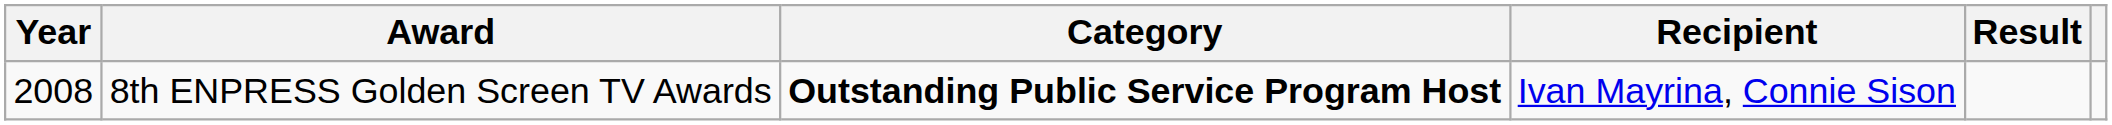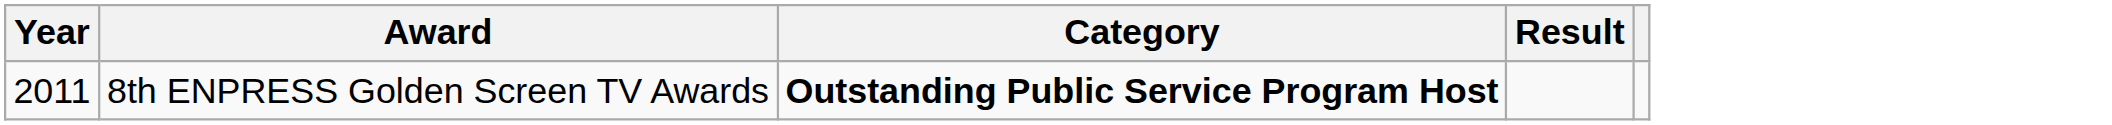- column: (1737, 32)
(53, 89) 2008 -> (52, 89) 2011
